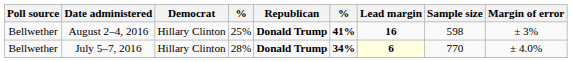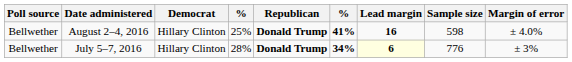(526, 31) ± 3% -> (526, 31) ± 4.0%
(455, 48) 770 -> (455, 48) 776
(526, 48) ± 4.0% -> (526, 48) ± 3%
